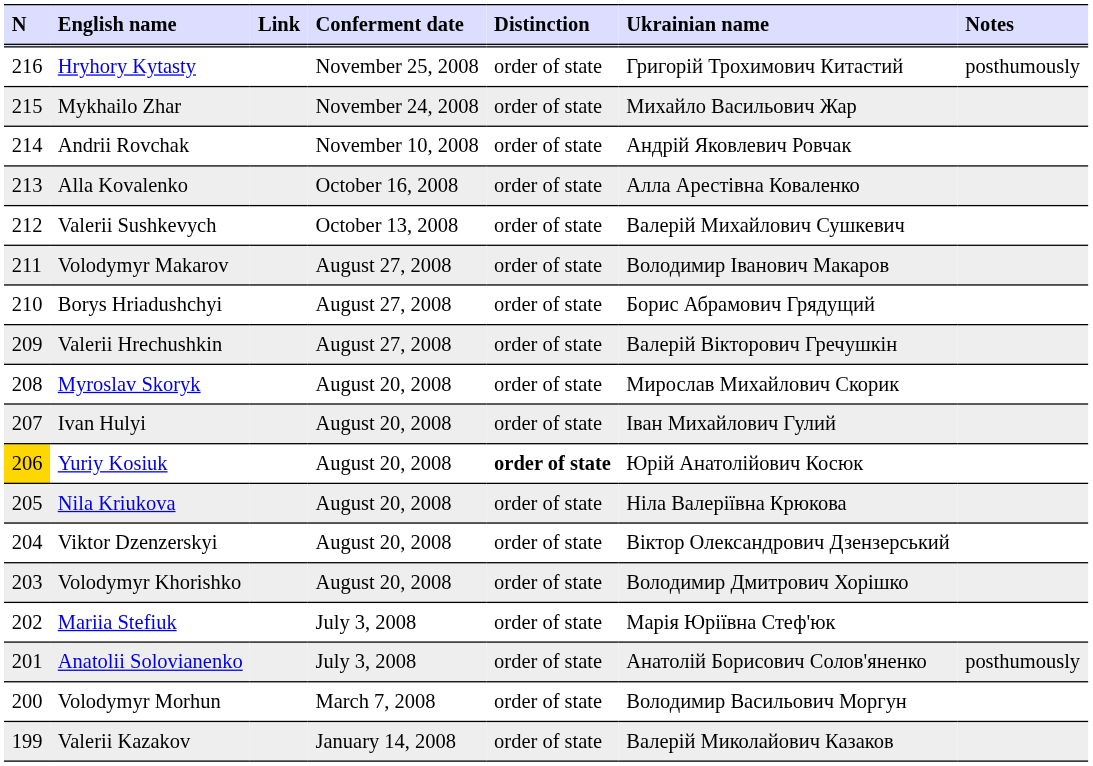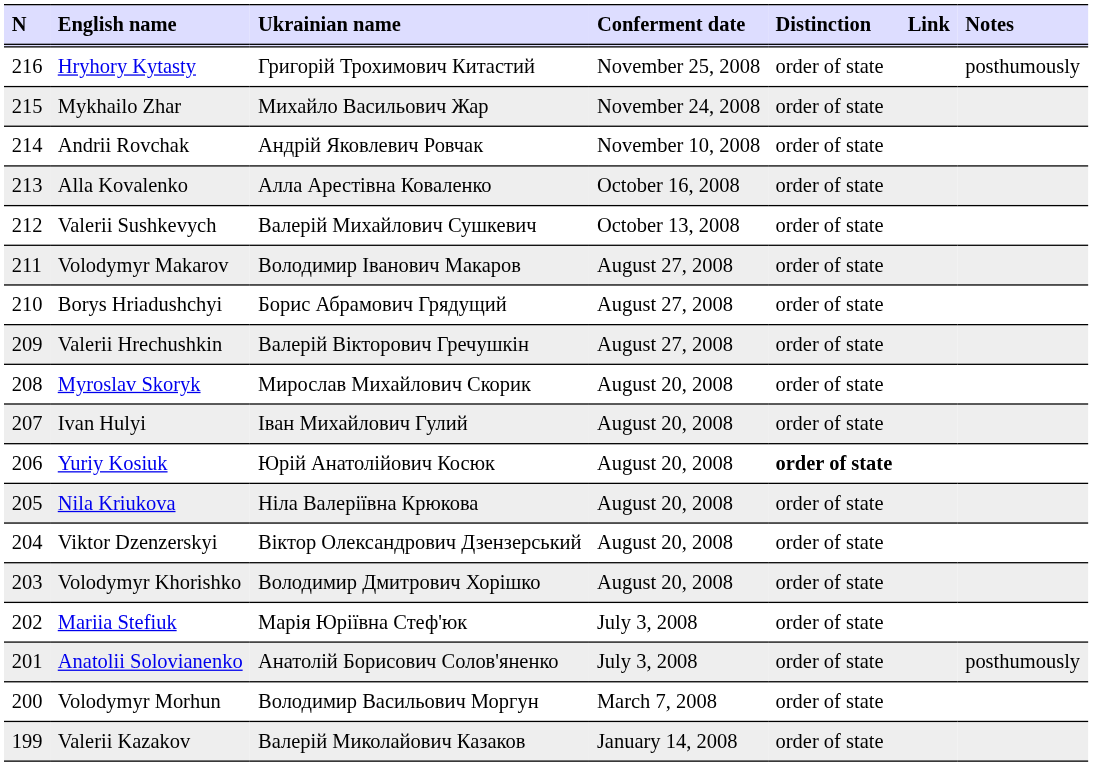columns swapped: (698, 24) <-> (279, 24)
(27, 463) gold background -> (27, 463) no background
